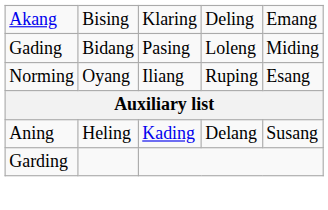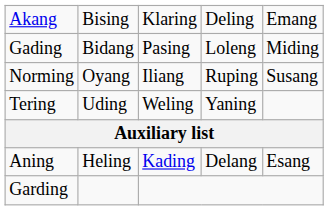(288, 76) Esang -> (292, 76) Susang
+ row: (33, 104)
(292, 133) Susang -> (288, 161) Esang
